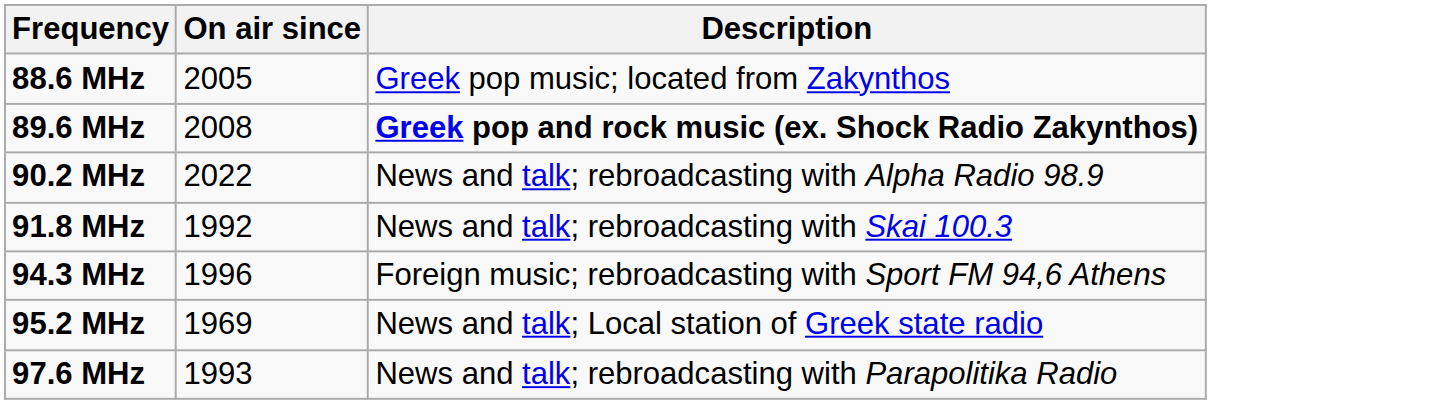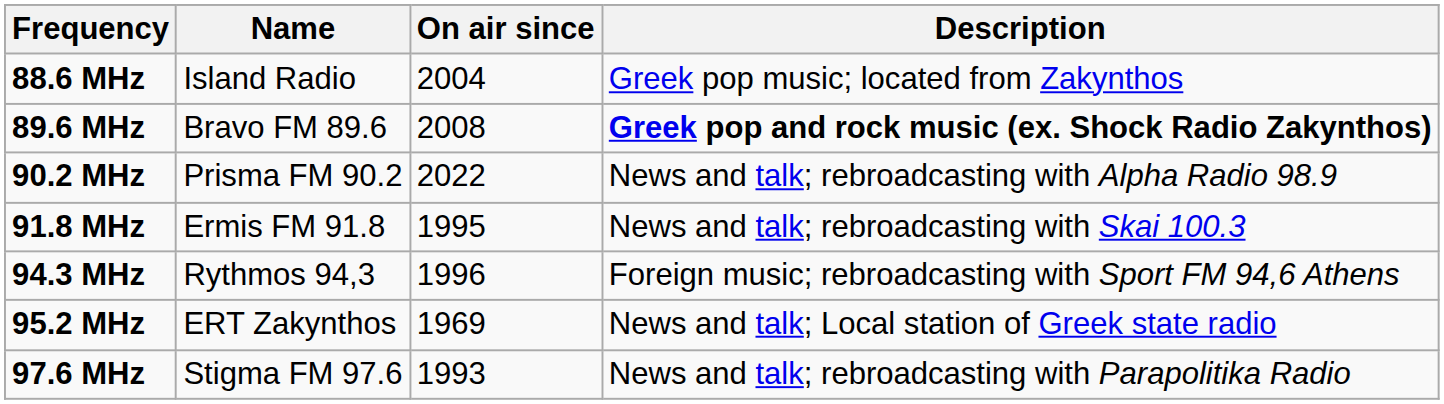+ column: (293, 29)
(218, 78) 2005 -> (451, 78) 2004
(218, 226) 1992 -> (451, 226) 1995
